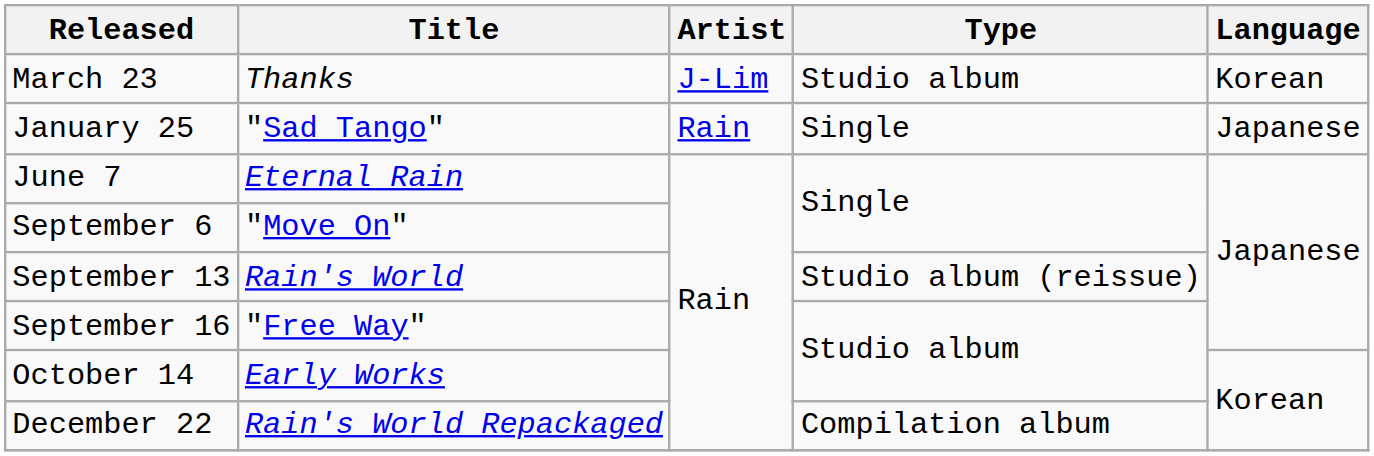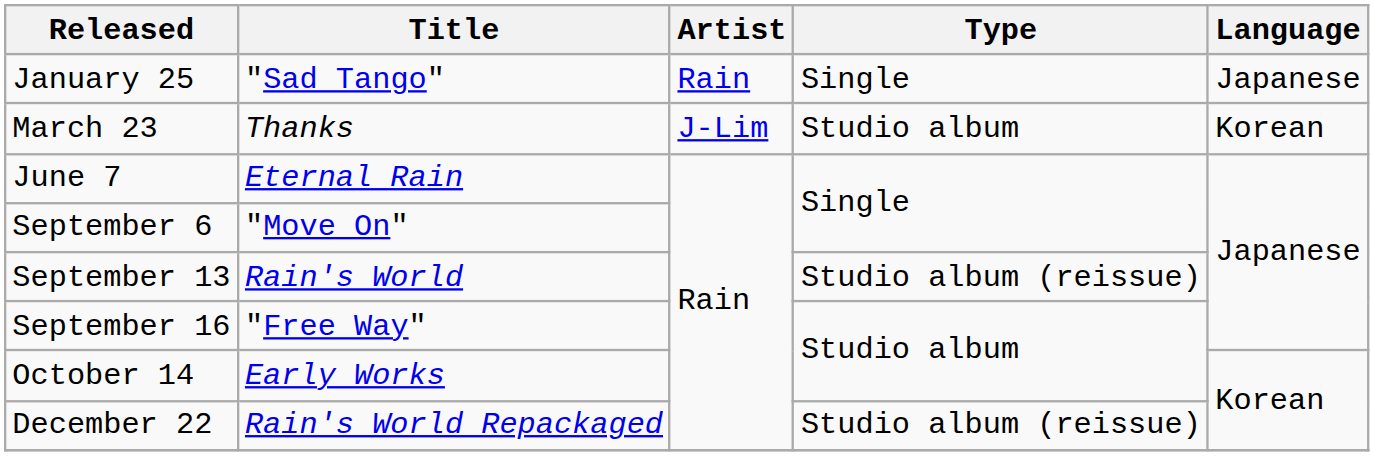rows swapped: (103, 129) <-> (85, 79)
(955, 425) Compilation album -> (1001, 425) Studio album (reissue)
